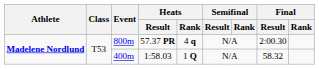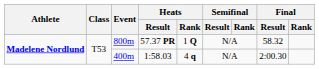(190, 42) 4 q -> (190, 42) 1 Q
(273, 42) 2:00.30 -> (273, 42) 58.32
(190, 57) 1 Q -> (190, 57) 4 q
(273, 57) 58.32 -> (273, 57) 2:00.30
